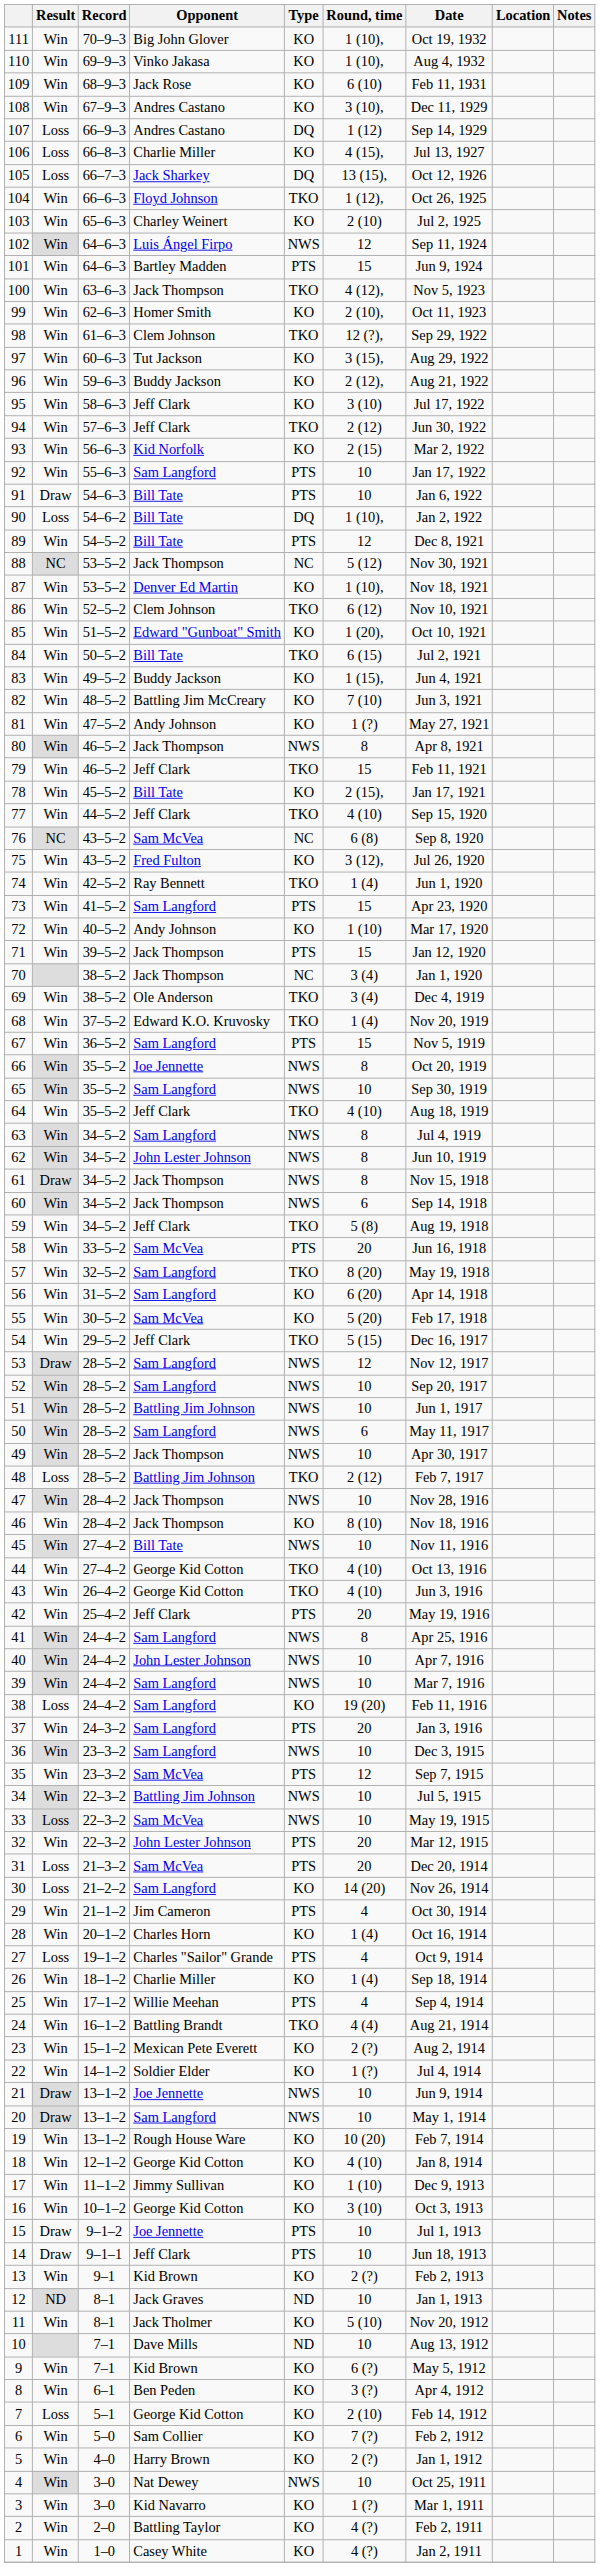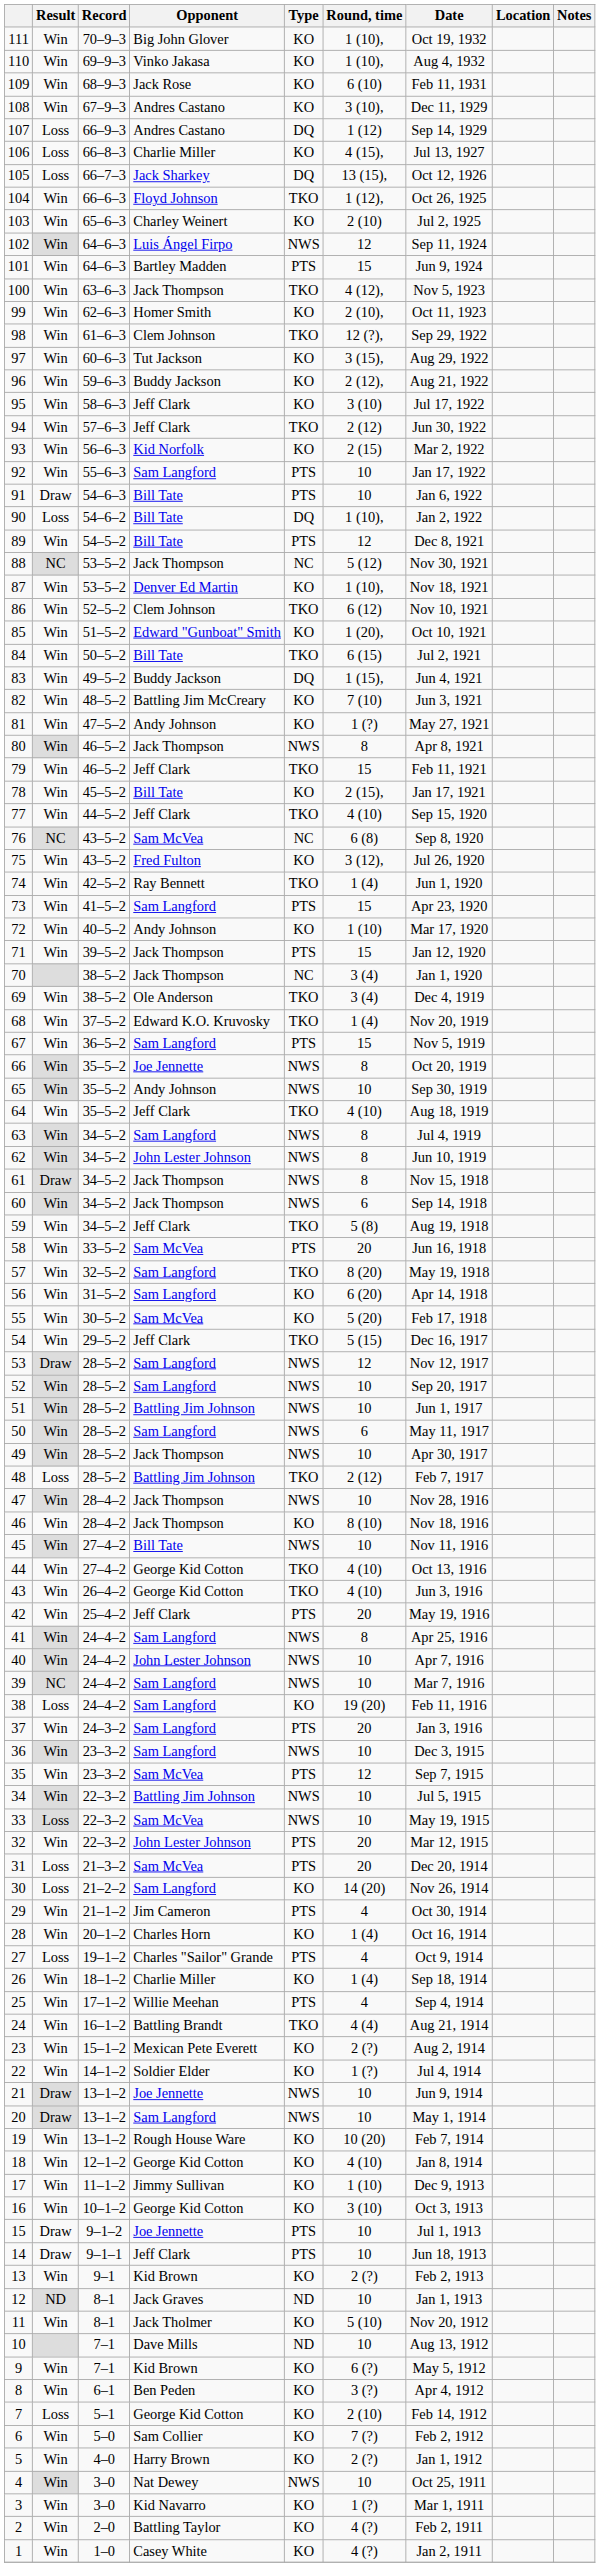(304, 678) KO -> (304, 678) DQ
(175, 1089) Sam Langford -> (175, 1089) Andy Johnson
(56, 1683) Win -> (56, 1683) NC
